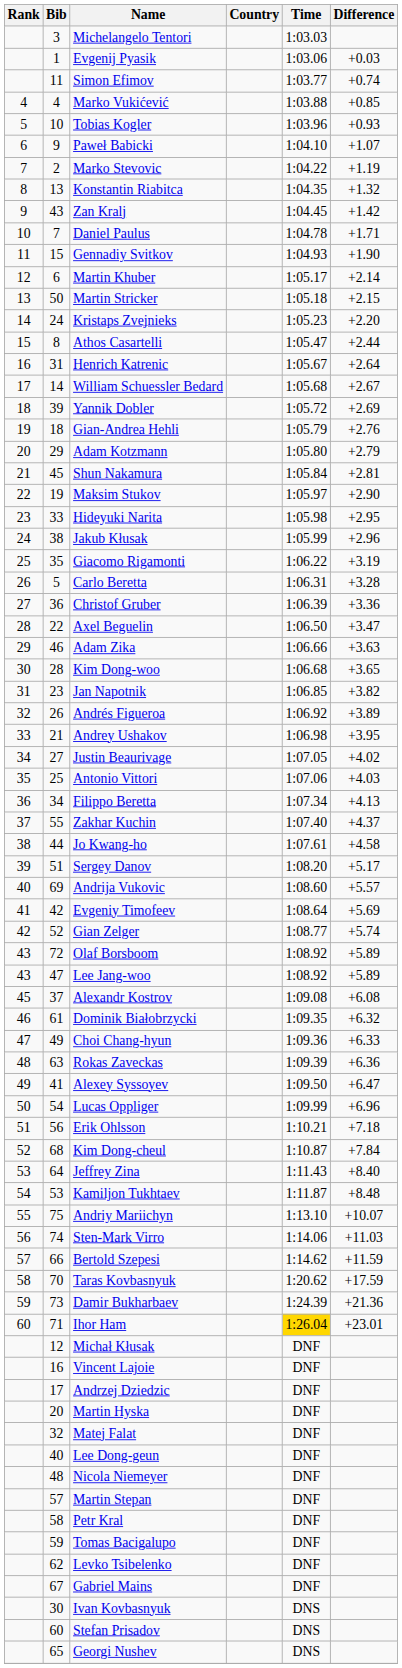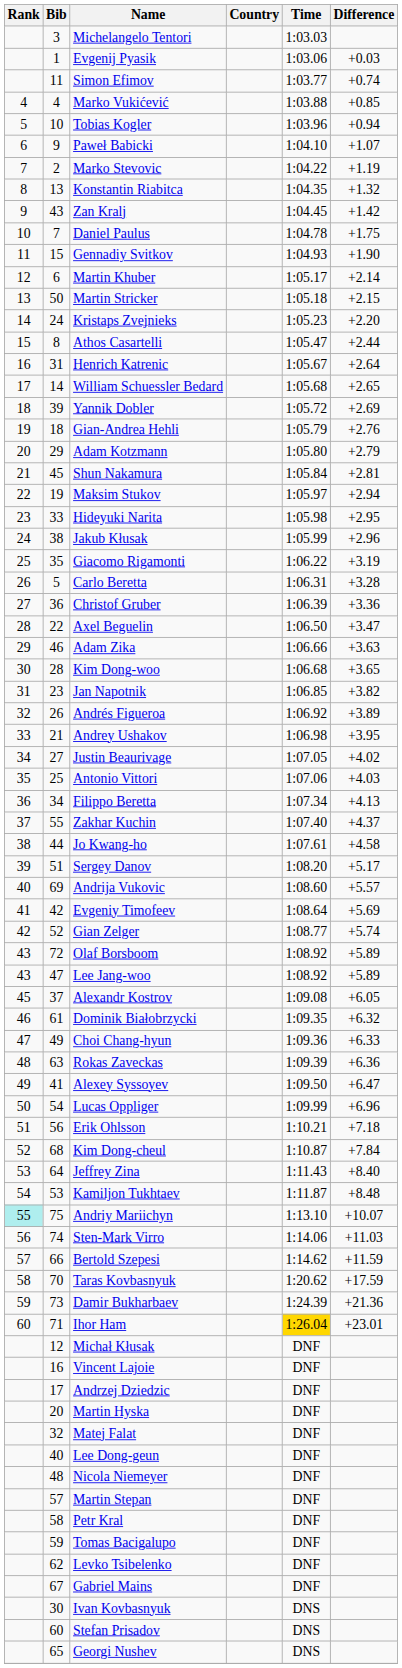(364, 124) +0.93 -> (364, 124) +0.94
(364, 233) +1.71 -> (364, 233) +1.75
(364, 386) +2.67 -> (364, 386) +2.65
(364, 495) +2.90 -> (364, 495) +2.94
(364, 997) +6.08 -> (364, 997) +6.05
(24, 1215) no background -> (24, 1215) paleturquoise background
